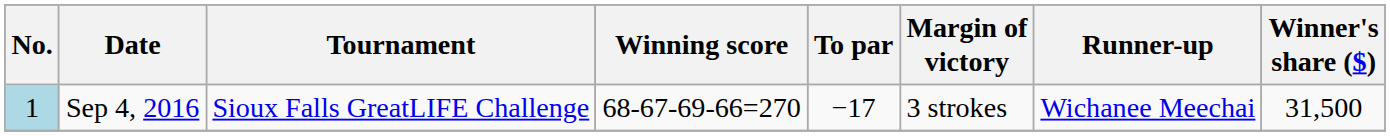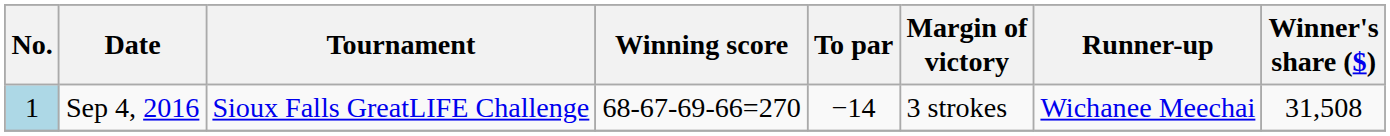(854, 107) −17 -> (854, 107) −14
(1324, 107) 31,500 -> (1324, 107) 31,508
